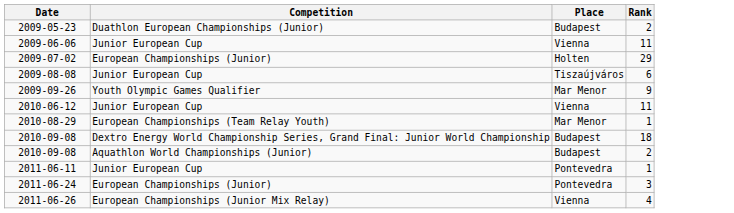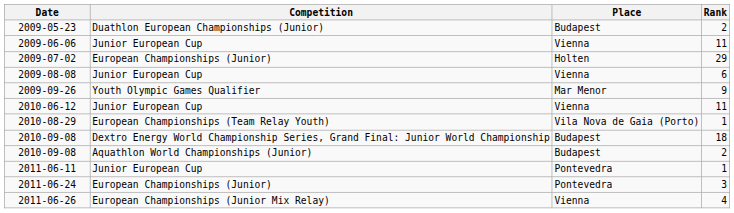(589, 75) Tiszaújváros -> (572, 75) Vienna
(581, 122) Mar Menor -> (627, 122) Vila Nova de Gaia (Porto)
